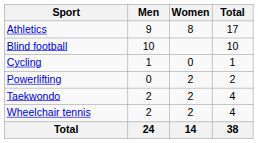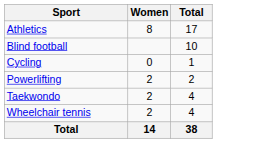- column: (149, 12)
